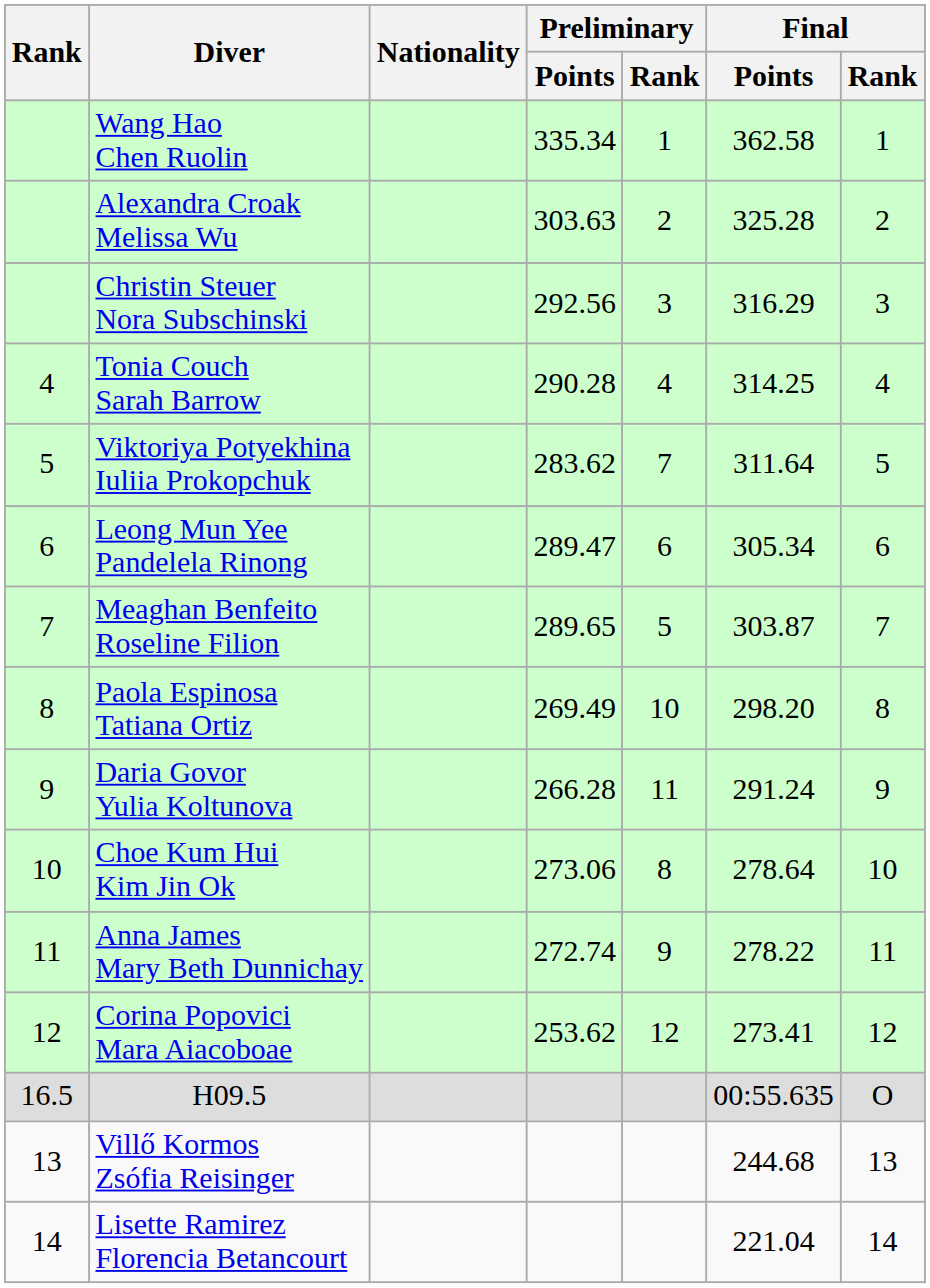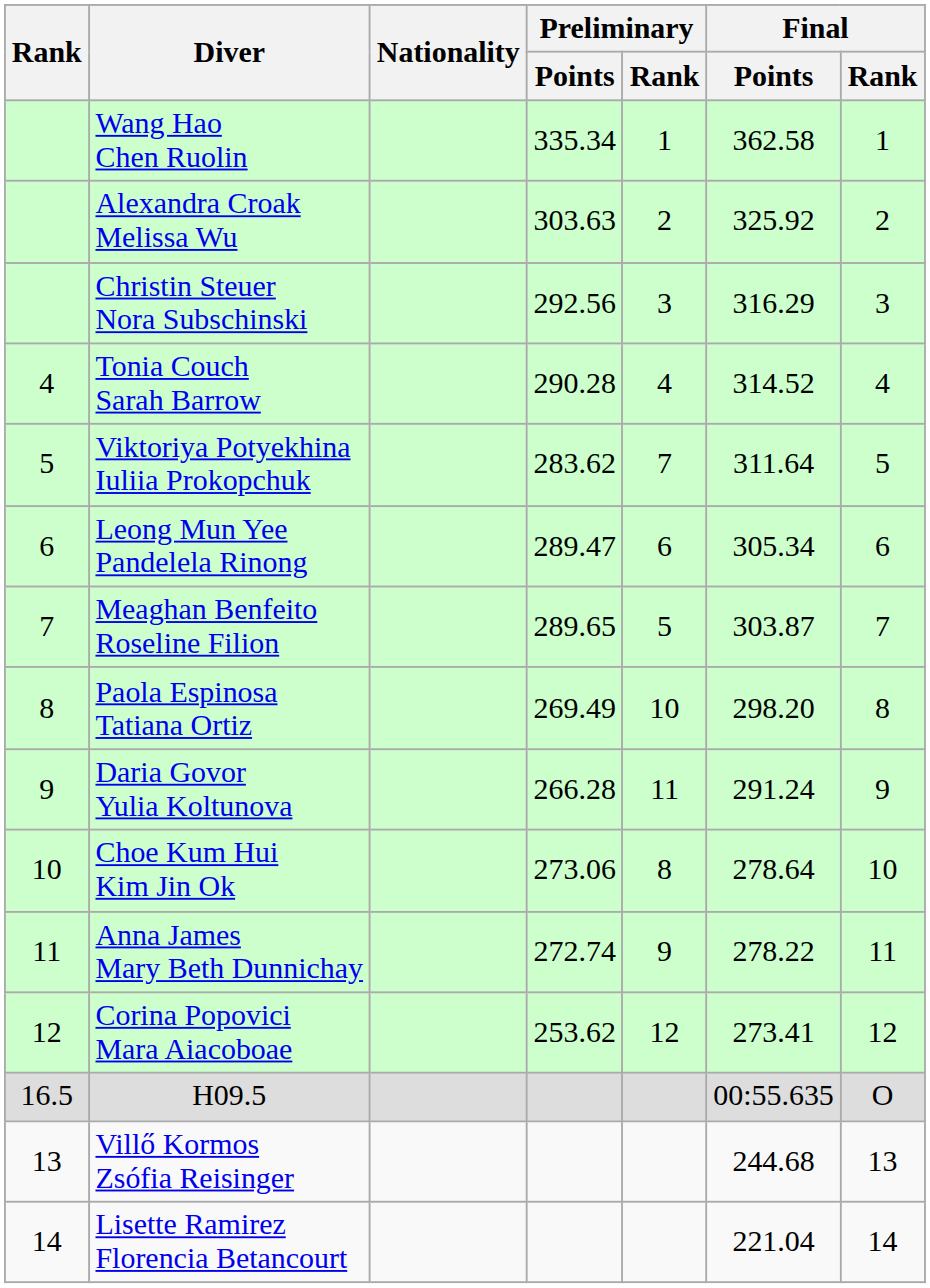(774, 221) 325.28 -> (774, 221) 325.92
(774, 383) 314.25 -> (774, 383) 314.52
